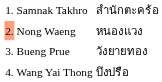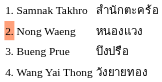(121, 51) วังยายทอง -> (112, 51) บึงปรือ
(112, 72) บึงปรือ -> (121, 72) วังยายทอง
